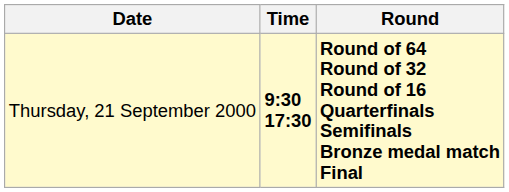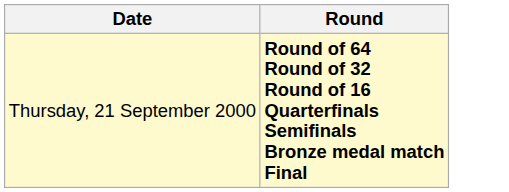- column: (288, 19)
